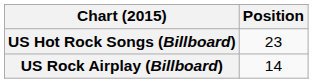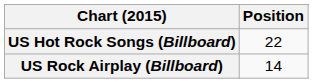(273, 41) 23 -> (273, 41) 22
